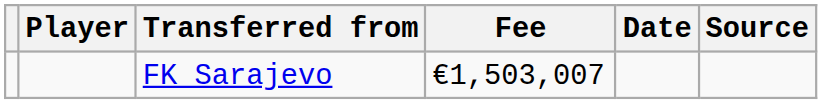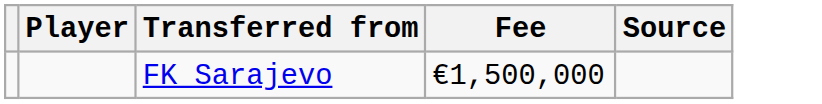- column: (657, 29)
(518, 75) €1,503,007 -> (518, 75) €1,500,000
